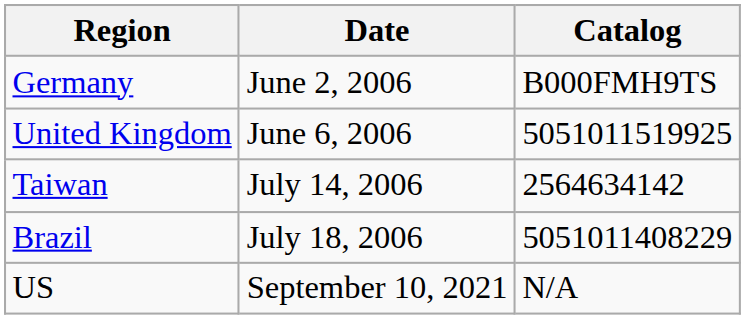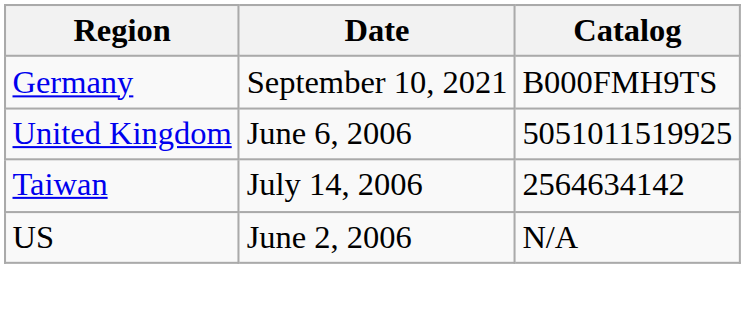(329, 81) June 2, 2006 -> (377, 81) September 10, 2021
- row: (52, 236)
(377, 287) September 10, 2021 -> (329, 236) June 2, 2006
